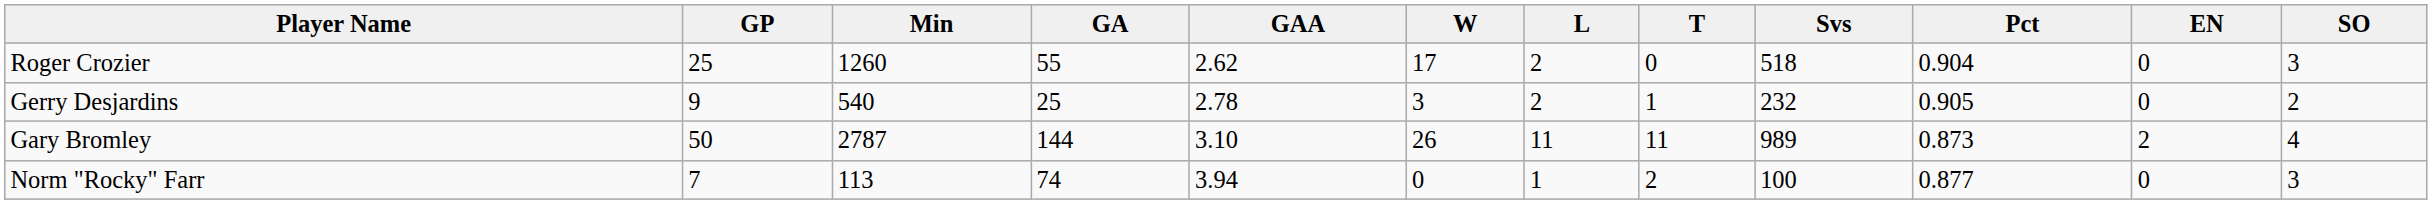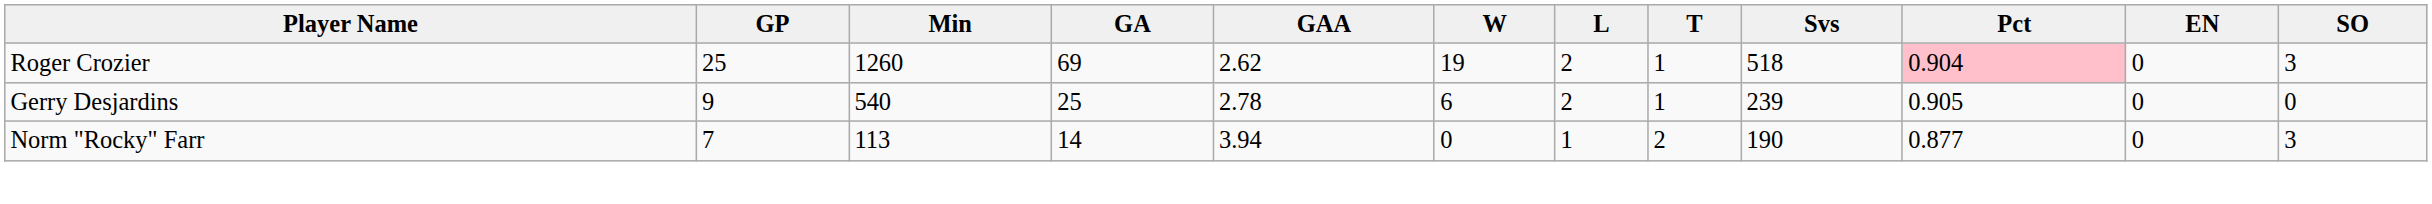(1049, 62) 55 -> (1070, 62) 69
(1424, 62) 17 -> (1452, 62) 19
(1651, 62) 0 -> (1660, 62) 1
(1946, 62) no background -> (1936, 62) pink background
(1418, 101) 3 -> (1446, 101) 6
(1778, 101) 232 -> (1765, 101) 239
(2293, 101) 2 -> (2290, 101) 0
- row: (81, 140)
(1049, 179) 74 -> (1070, 140) 14
(1778, 179) 100 -> (1765, 140) 190
